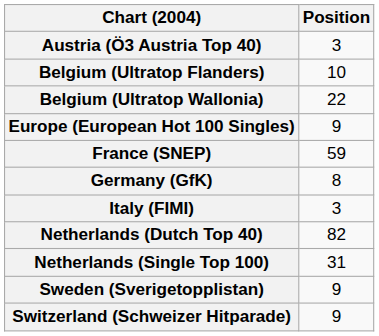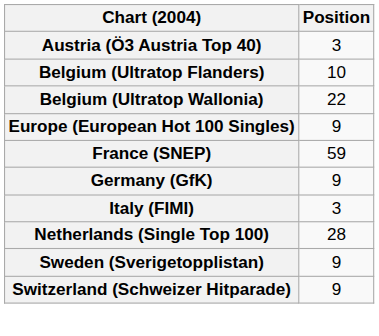(336, 180) 8 -> (336, 180) 9
- row: (152, 235)
(336, 262) 31 -> (336, 235) 28
